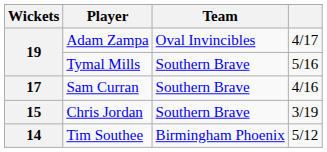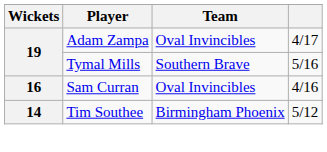(34, 87) 17 -> (34, 87) 16
(203, 87) Southern Brave -> (206, 87) Oval Invincibles
- row: (105, 111)
